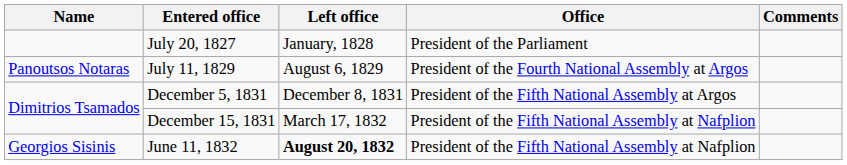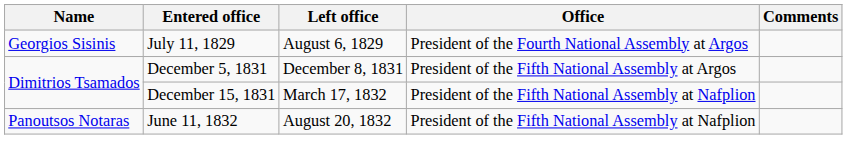- row: (191, 43)
(69, 69) Panoutsos Notaras -> (62, 43) Georgios Sisinis
(62, 146) Georgios Sisinis -> (69, 120) Panoutsos Notaras
(338, 146) bold -> (337, 120) normal
